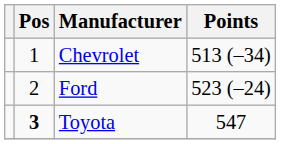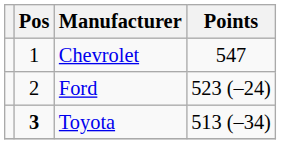(231, 55) 513 (–34) -> (231, 55) 547
(231, 122) 547 -> (231, 122) 513 (–34)
